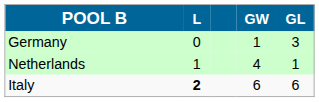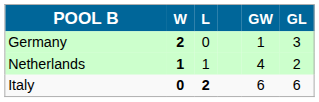+ column: (180, 18)
(295, 64) 1 -> (297, 64) 2
